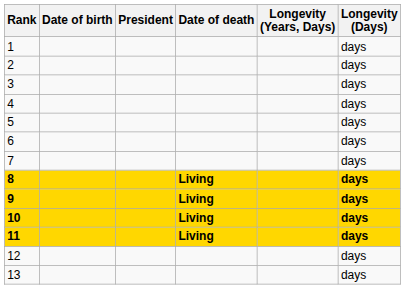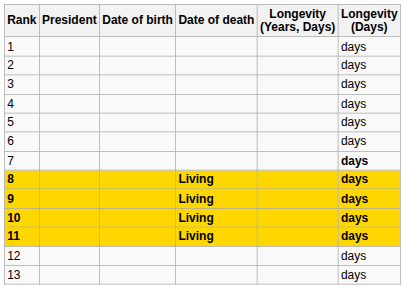columns swapped: (146, 20) <-> (77, 20)
(354, 160) normal -> (355, 160) bold
